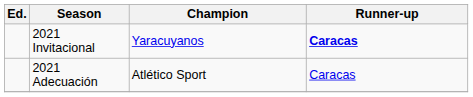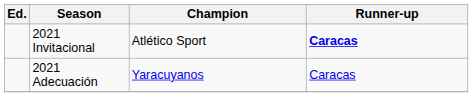(168, 41) Yaracuyanos -> (169, 41) Atlético Sport
(169, 75) Atlético Sport -> (168, 75) Yaracuyanos
